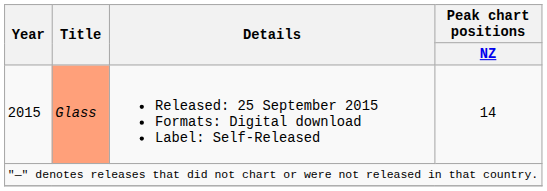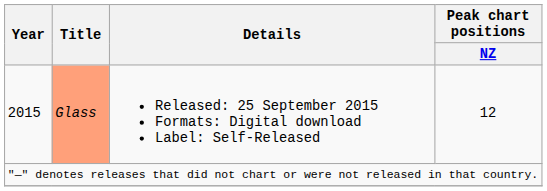(488, 114) 14 -> (488, 114) 12
